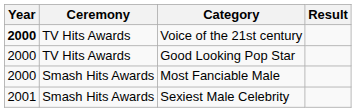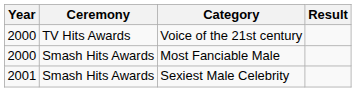(22, 35) bold -> (22, 35) normal
- row: (228, 55)
